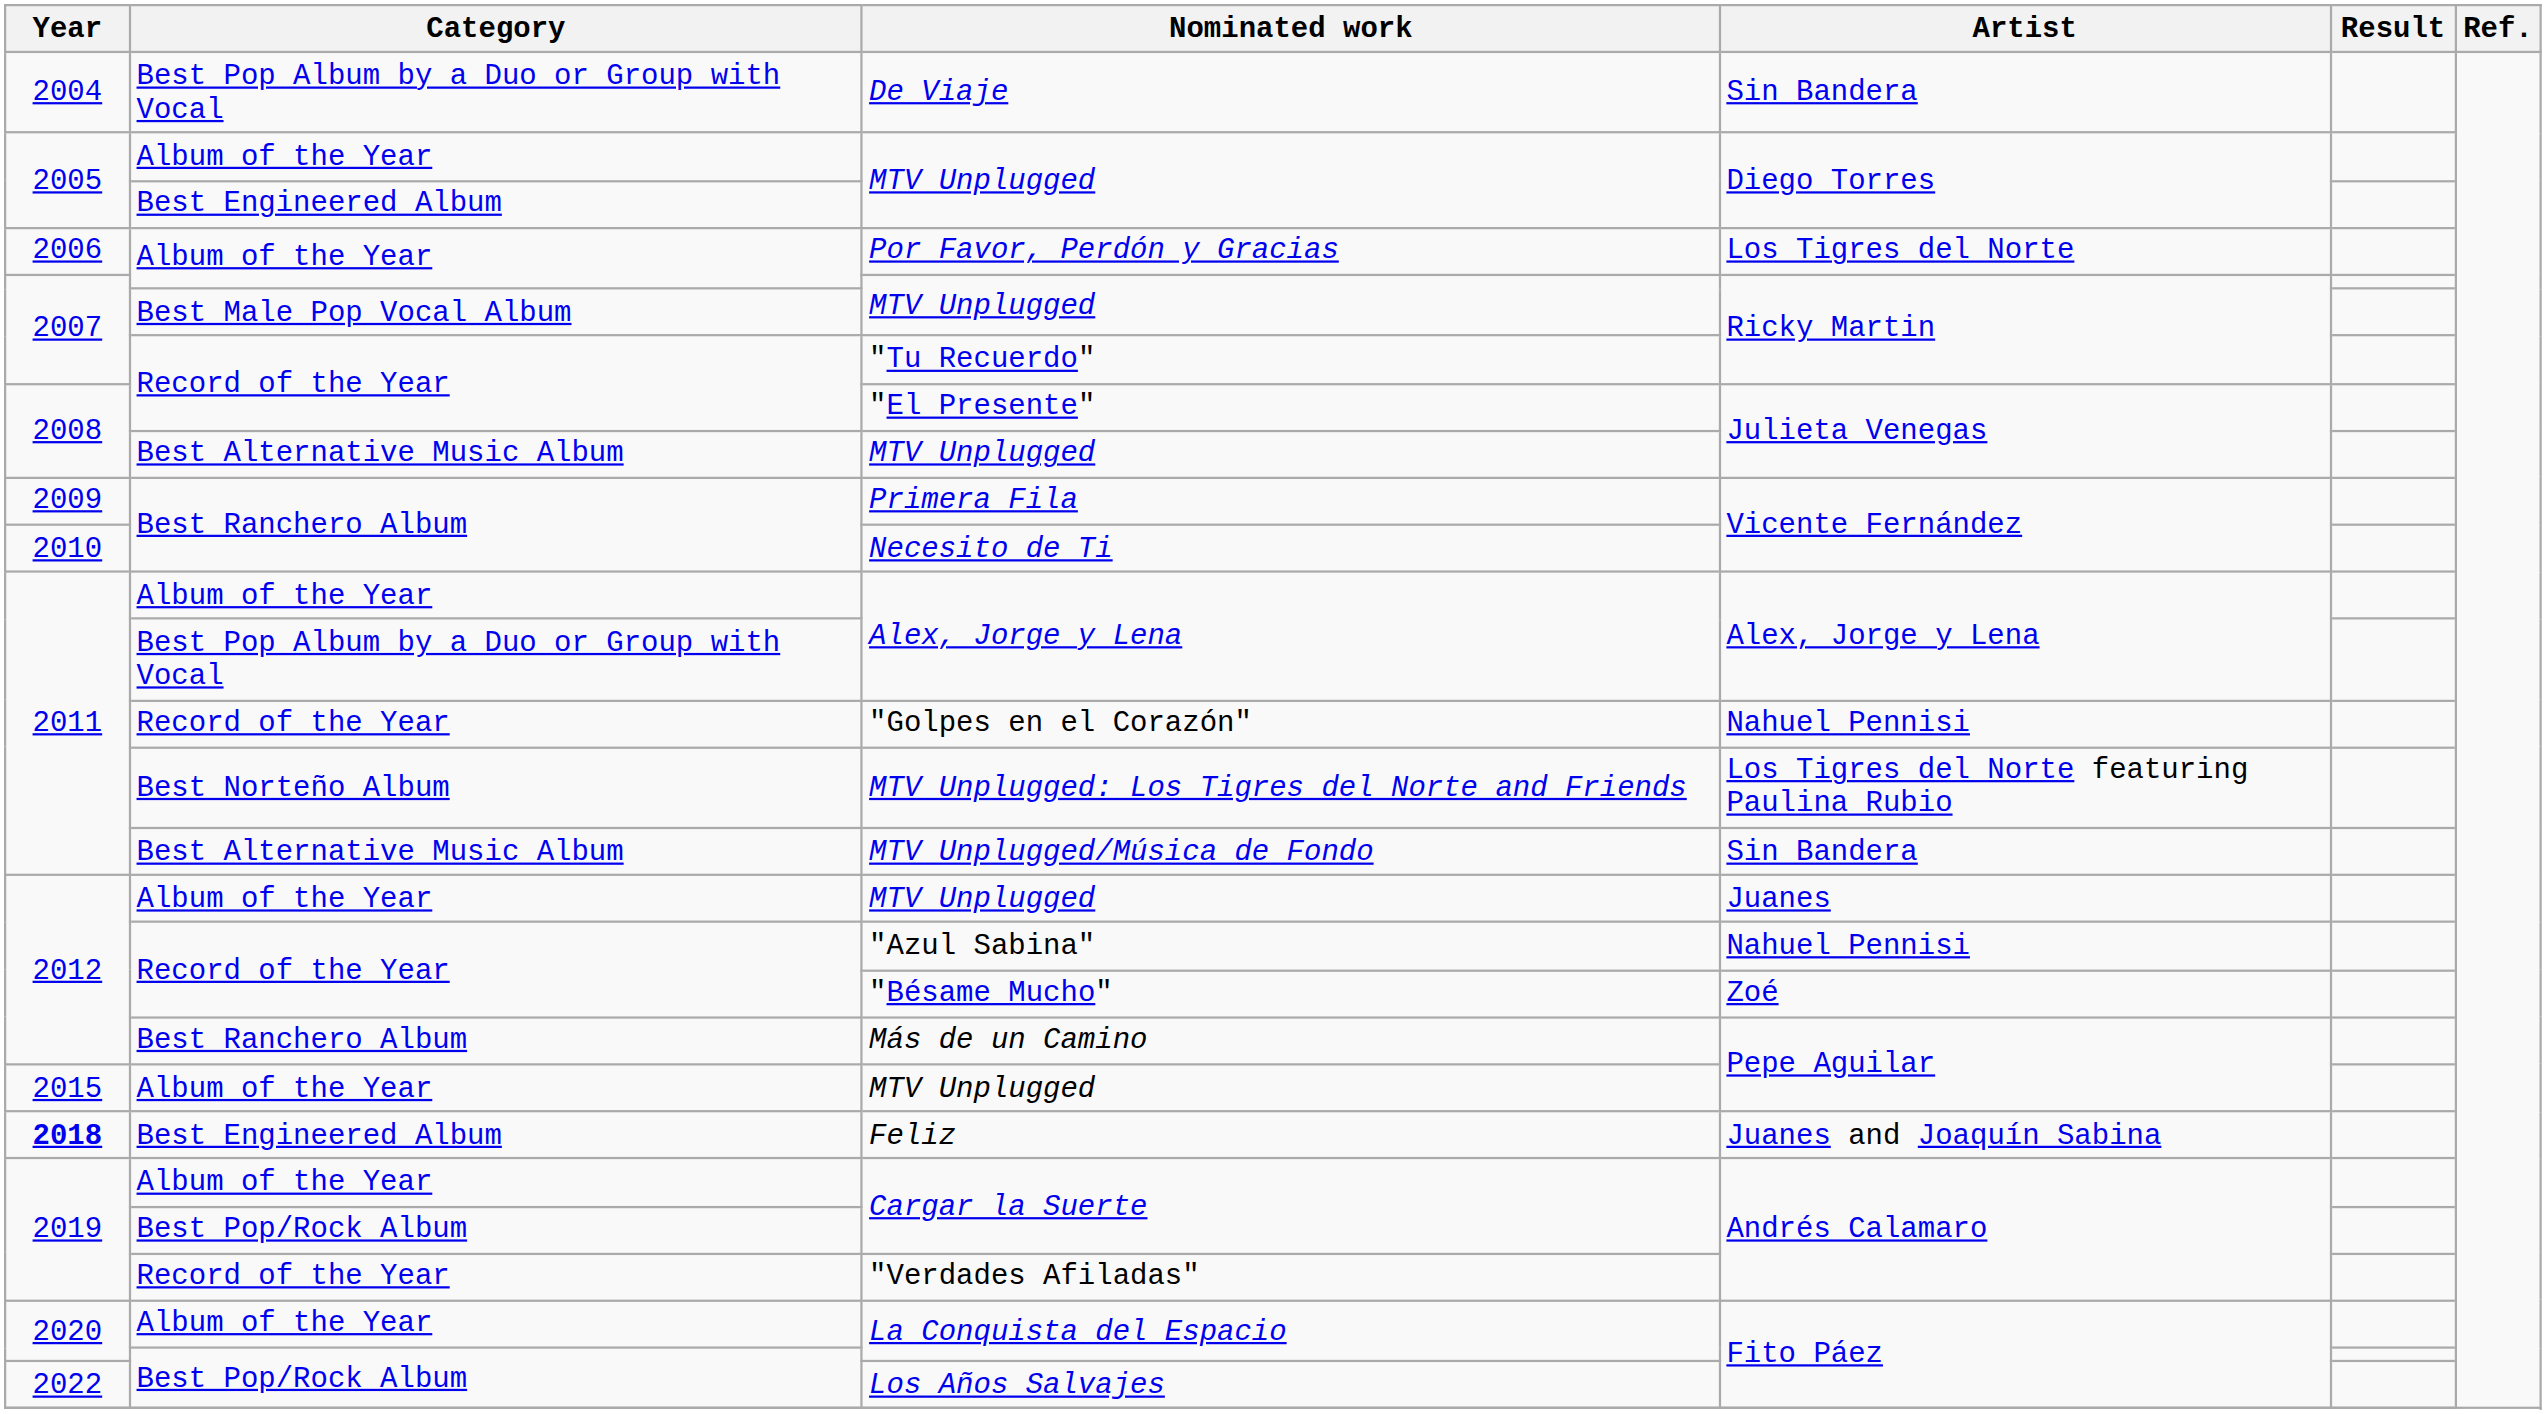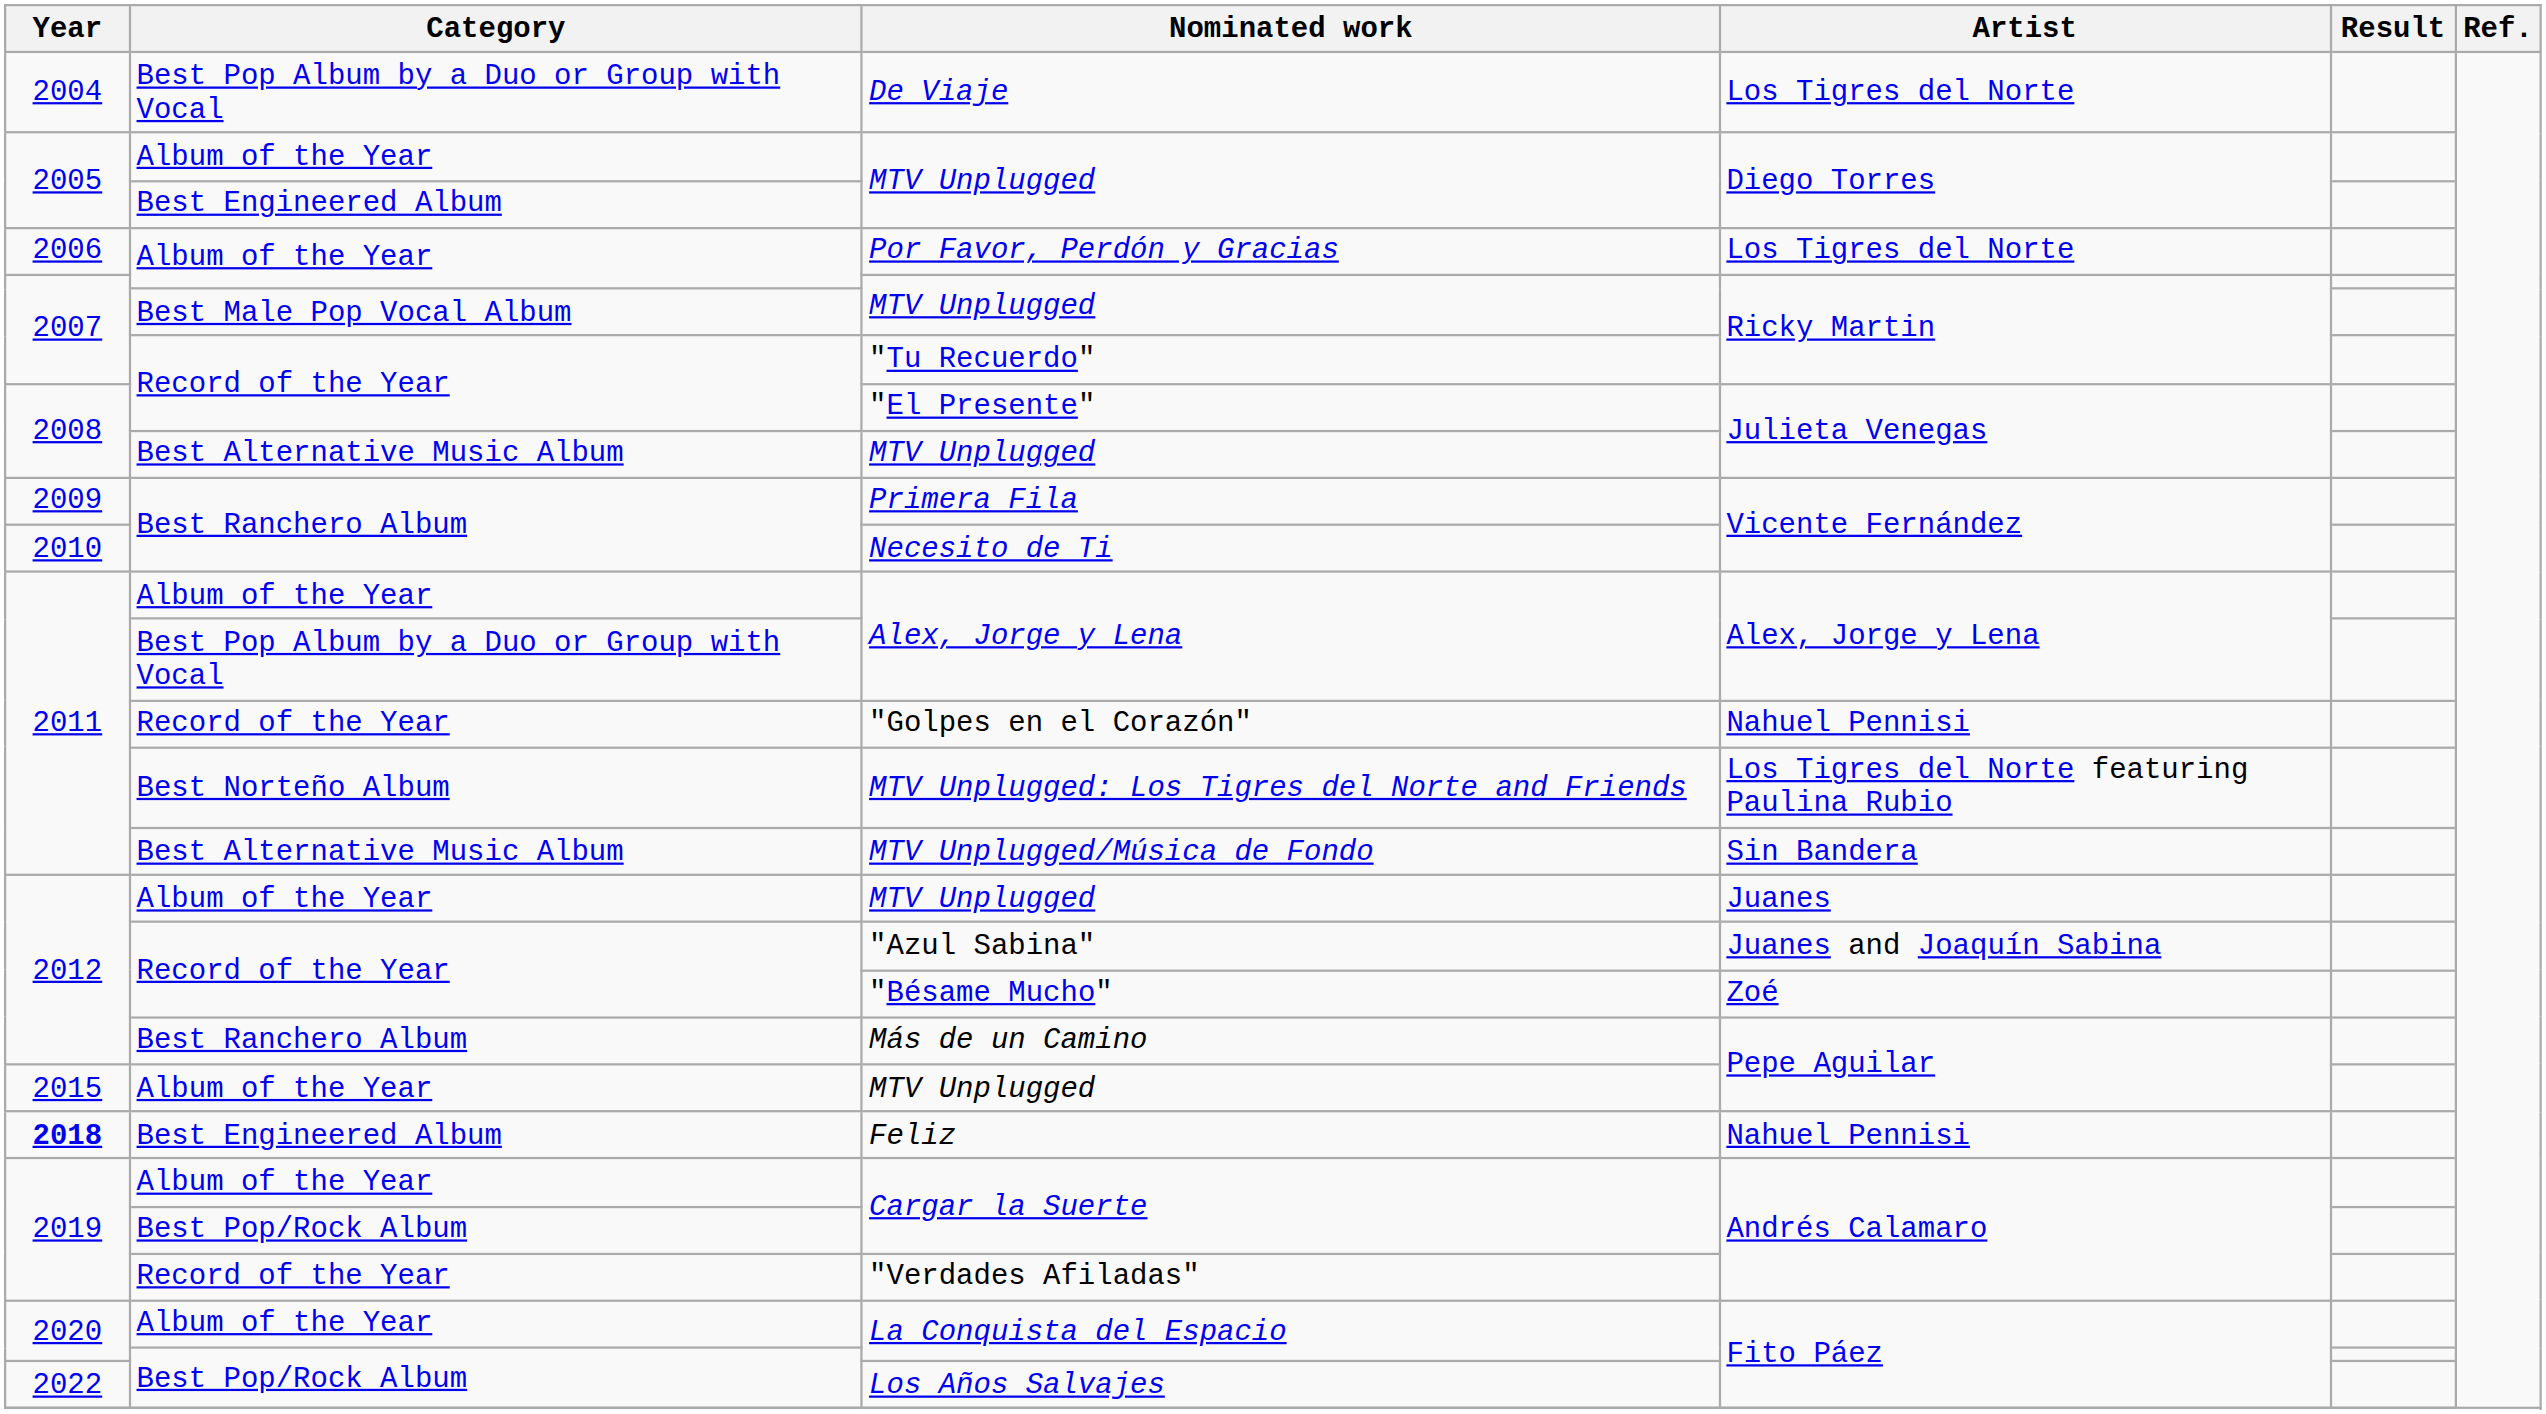(1822, 93) Sin Bandera -> (1900, 93) Los Tigres del Norte
(1848, 946) Nahuel Pennisi -> (1944, 946) Juanes and Joaquín Sabina
(1944, 1135) Juanes and Joaquín Sabina -> (1848, 1135) Nahuel Pennisi
